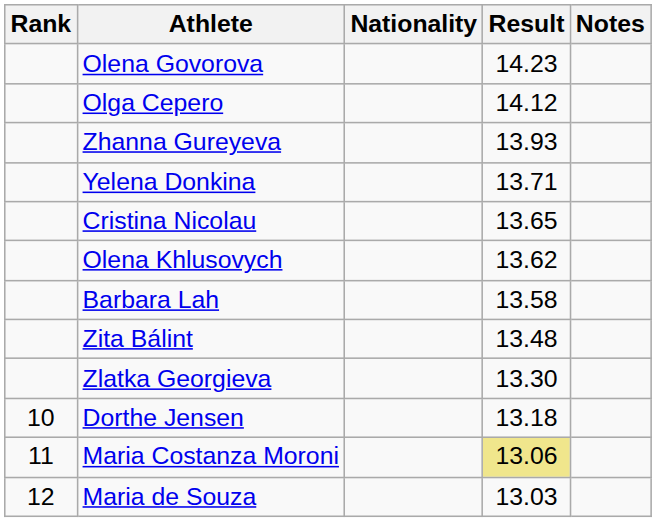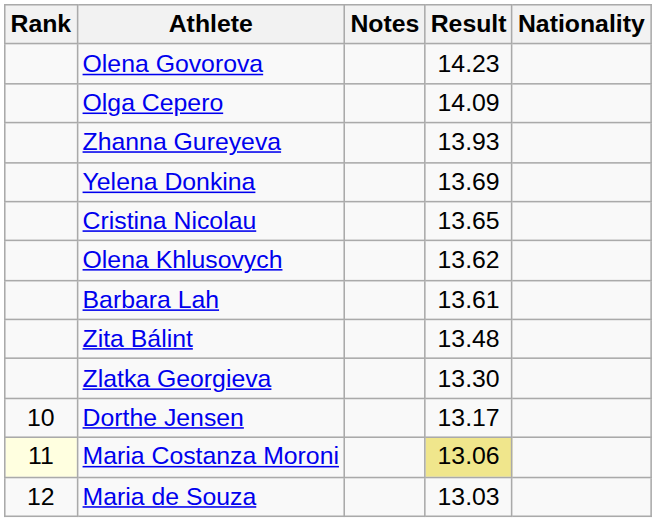columns swapped: (414, 24) <-> (610, 24)
(526, 102) 14.12 -> (469, 102) 14.09
(526, 181) 13.71 -> (469, 181) 13.69
(526, 299) 13.58 -> (469, 299) 13.61
(526, 417) 13.18 -> (469, 417) 13.17
(41, 456) no background -> (41, 456) lightyellow background
